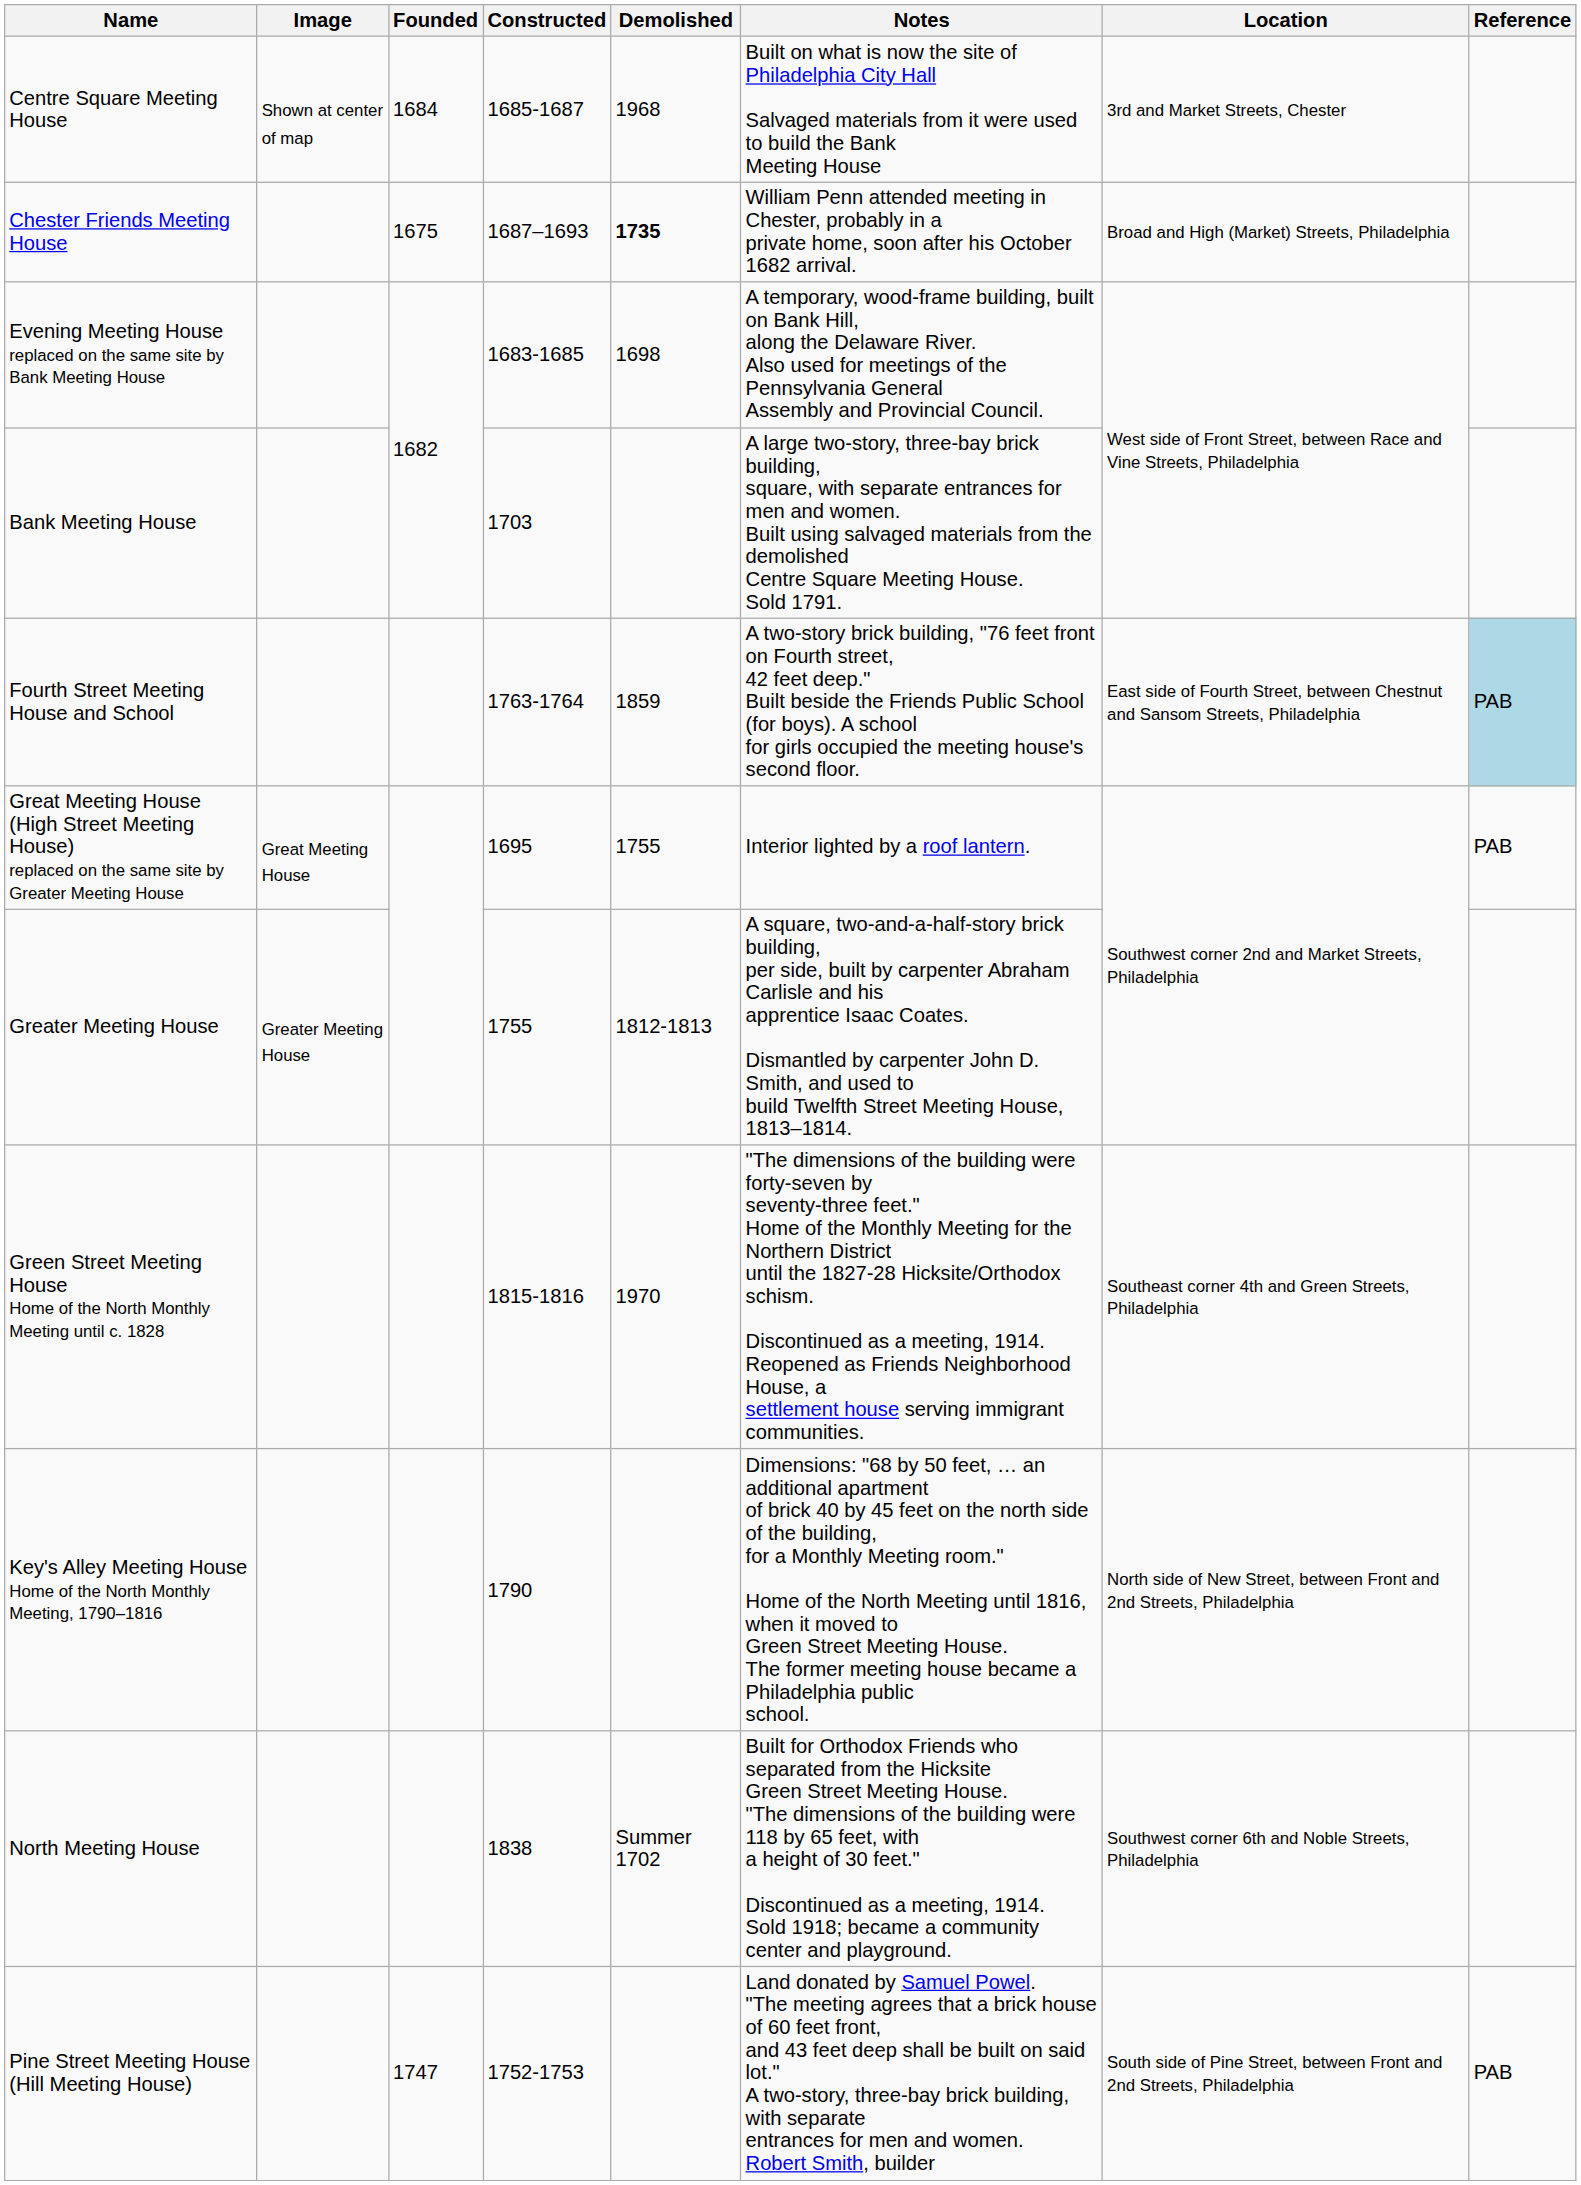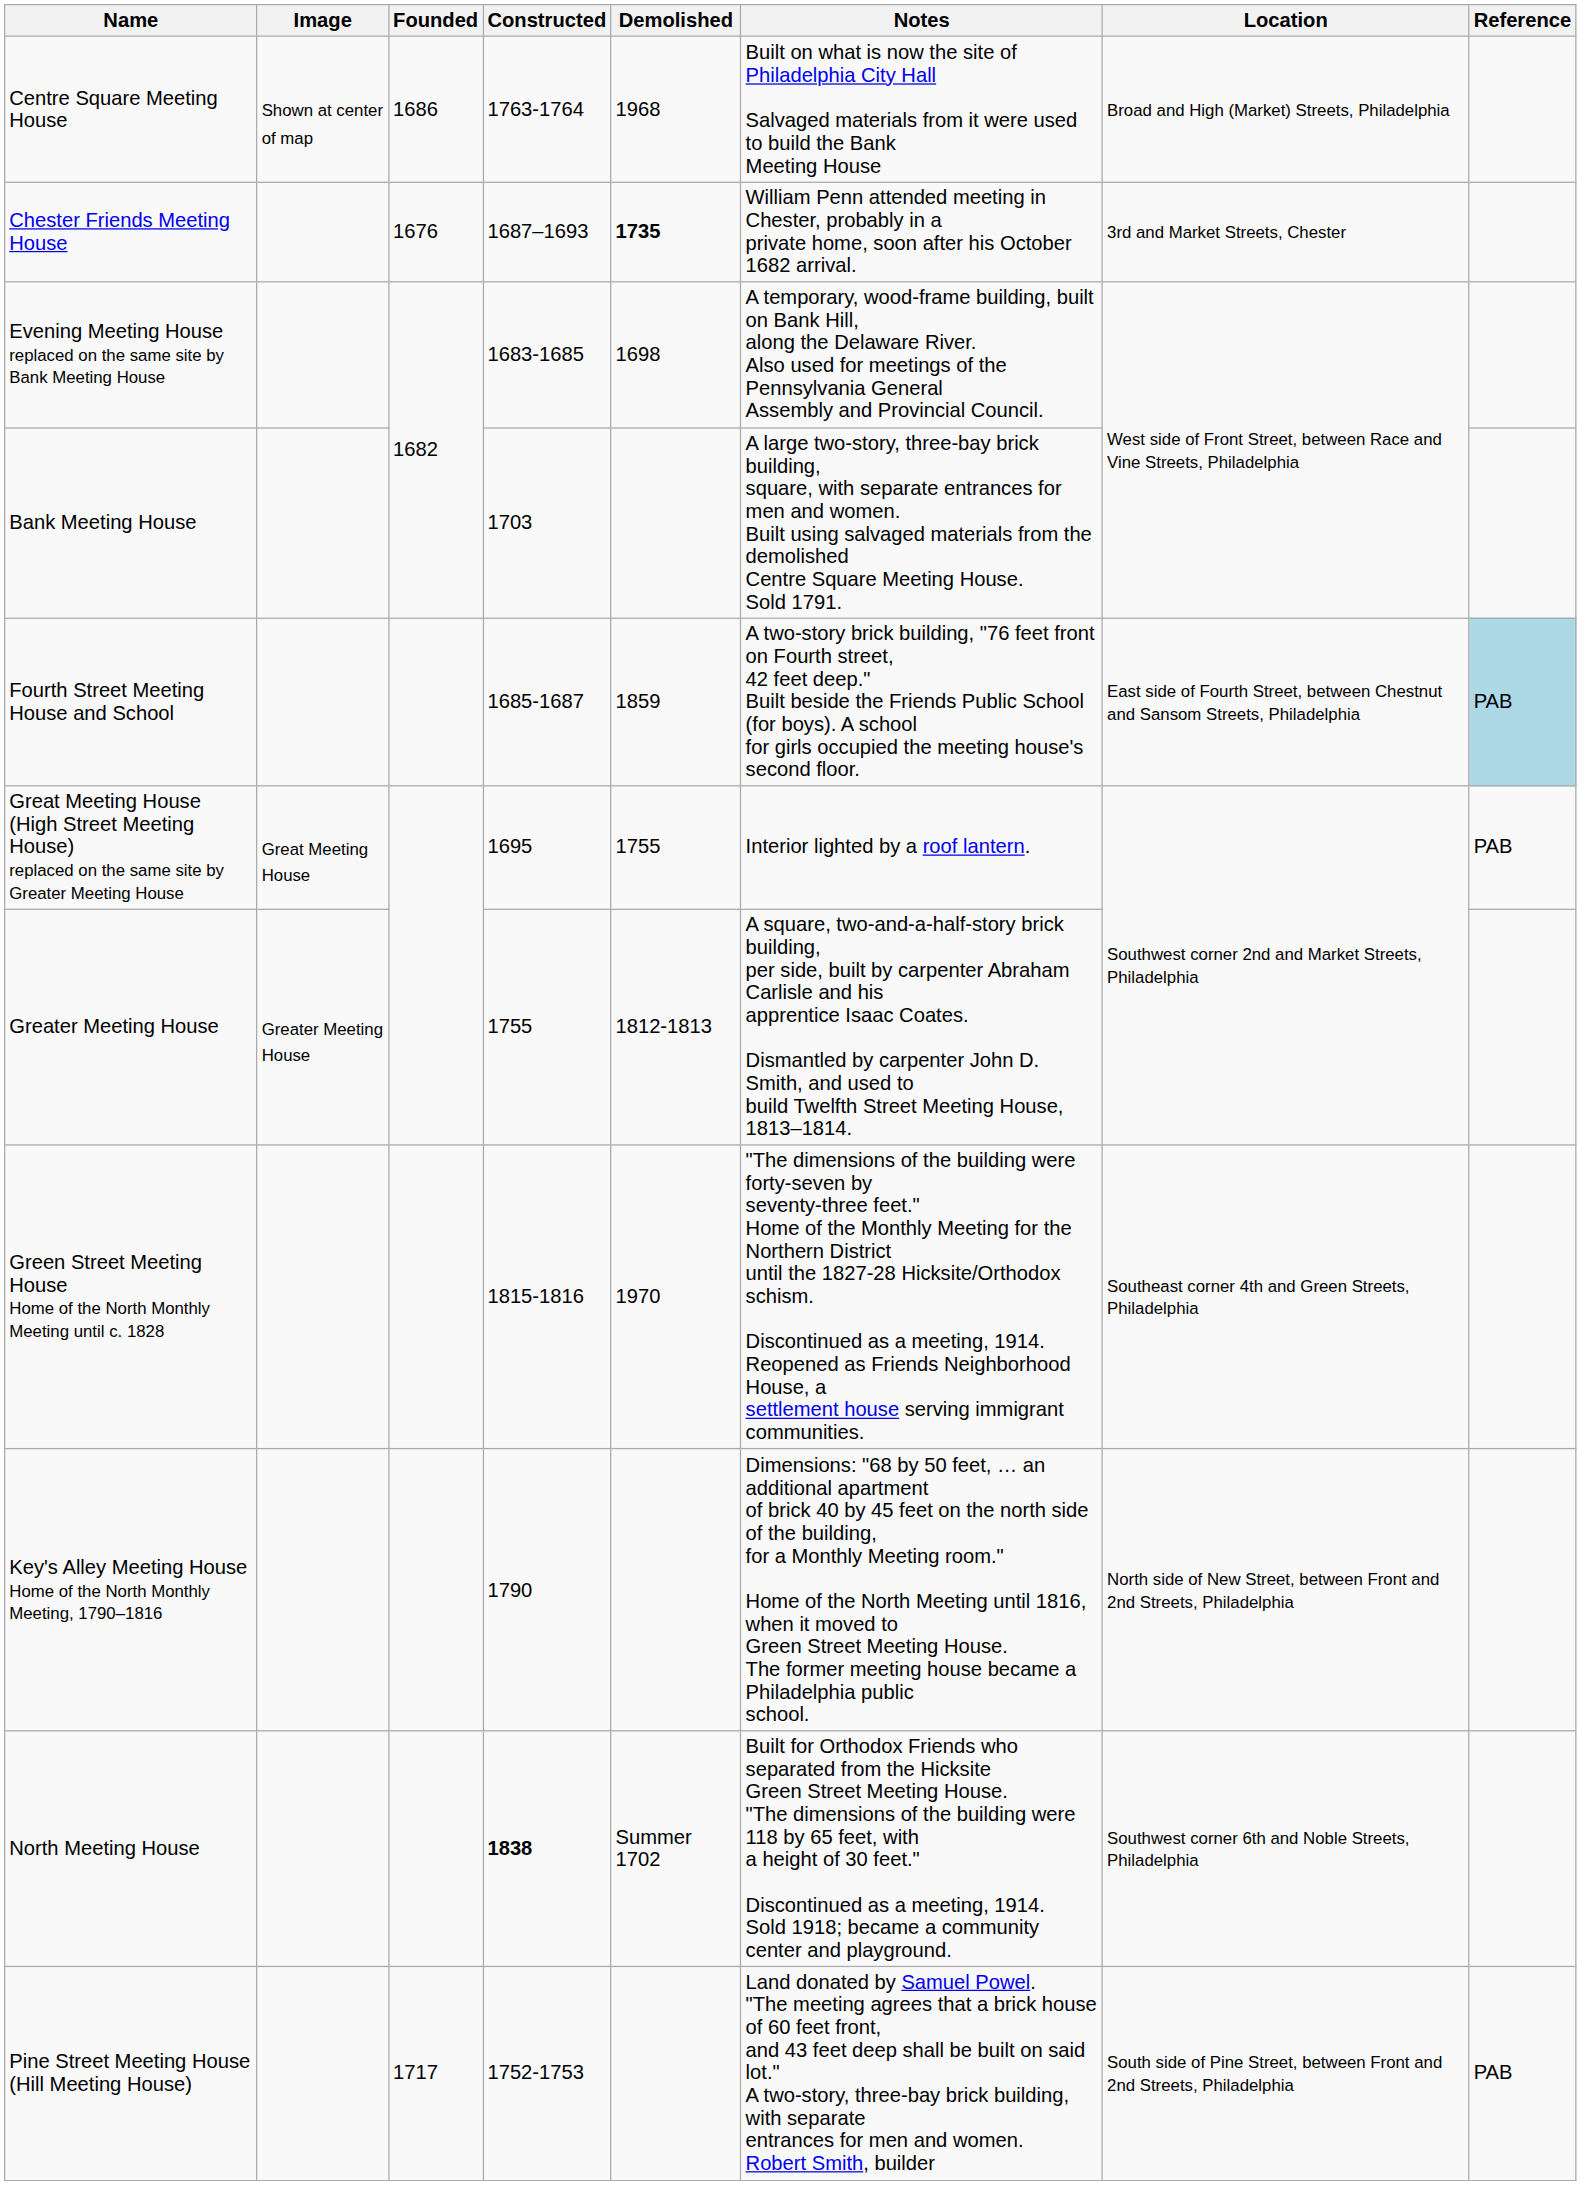(415, 109) 1684 -> (415, 109) 1686
(536, 109) 1685-1687 -> (536, 109) 1763-1764
(1227, 110) 3rd and Market Streets, Chester -> (1278, 110) Broad and High (Market) Streets, Philadelphia
(415, 231) 1675 -> (415, 231) 1676
(1278, 233) Broad and High (Market) Streets, Philadelphia -> (1227, 233) 3rd and Market Streets, Chester
(536, 701) 1763-1764 -> (536, 701) 1685-1687
(510, 1848) normal -> (510, 1848) bold
(415, 2073) 1747 -> (415, 2073) 1717
